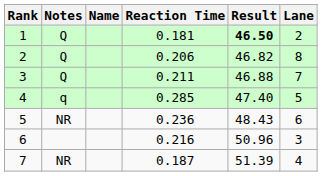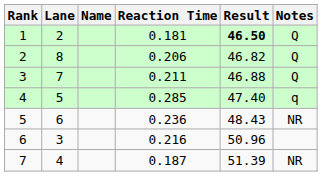columns swapped: (299, 15) <-> (63, 15)
